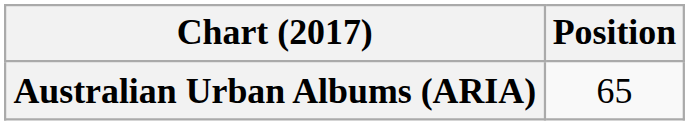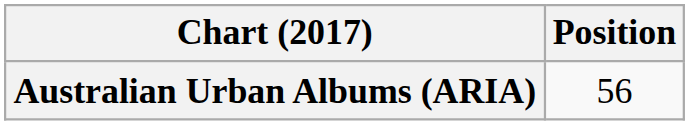(614, 89) 65 -> (614, 89) 56
